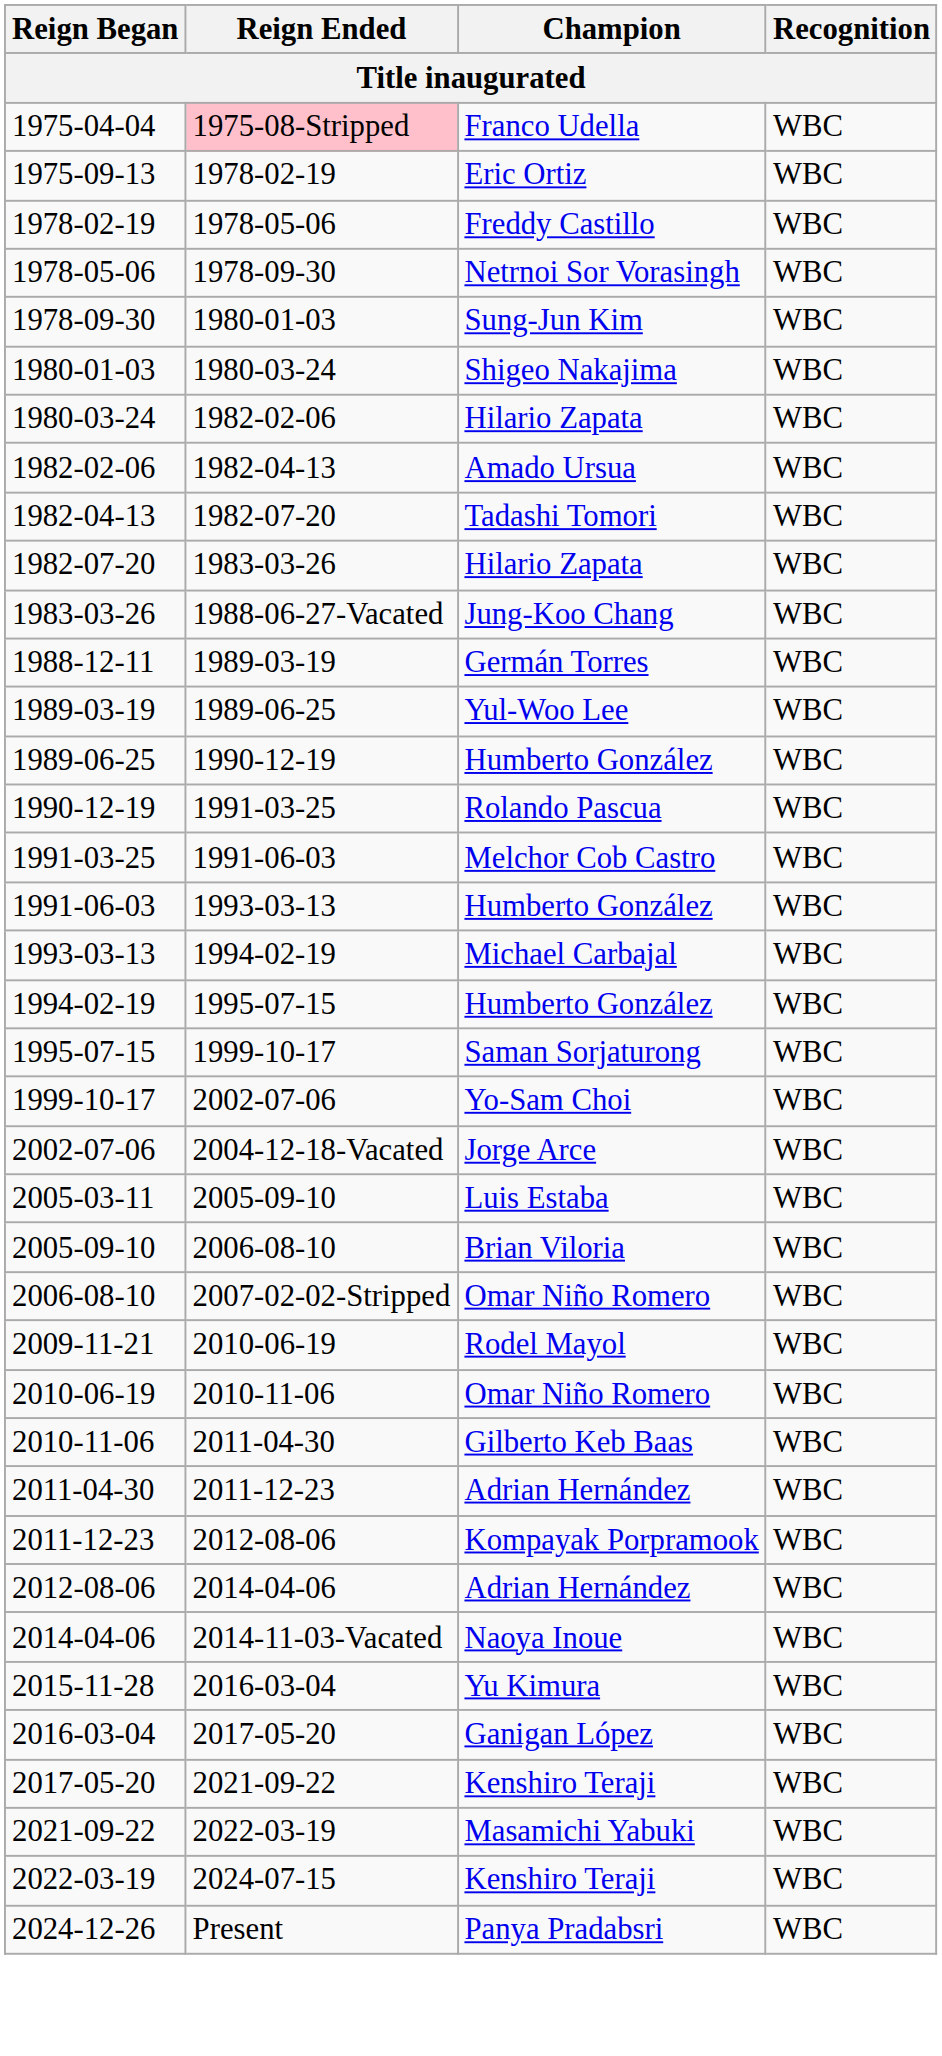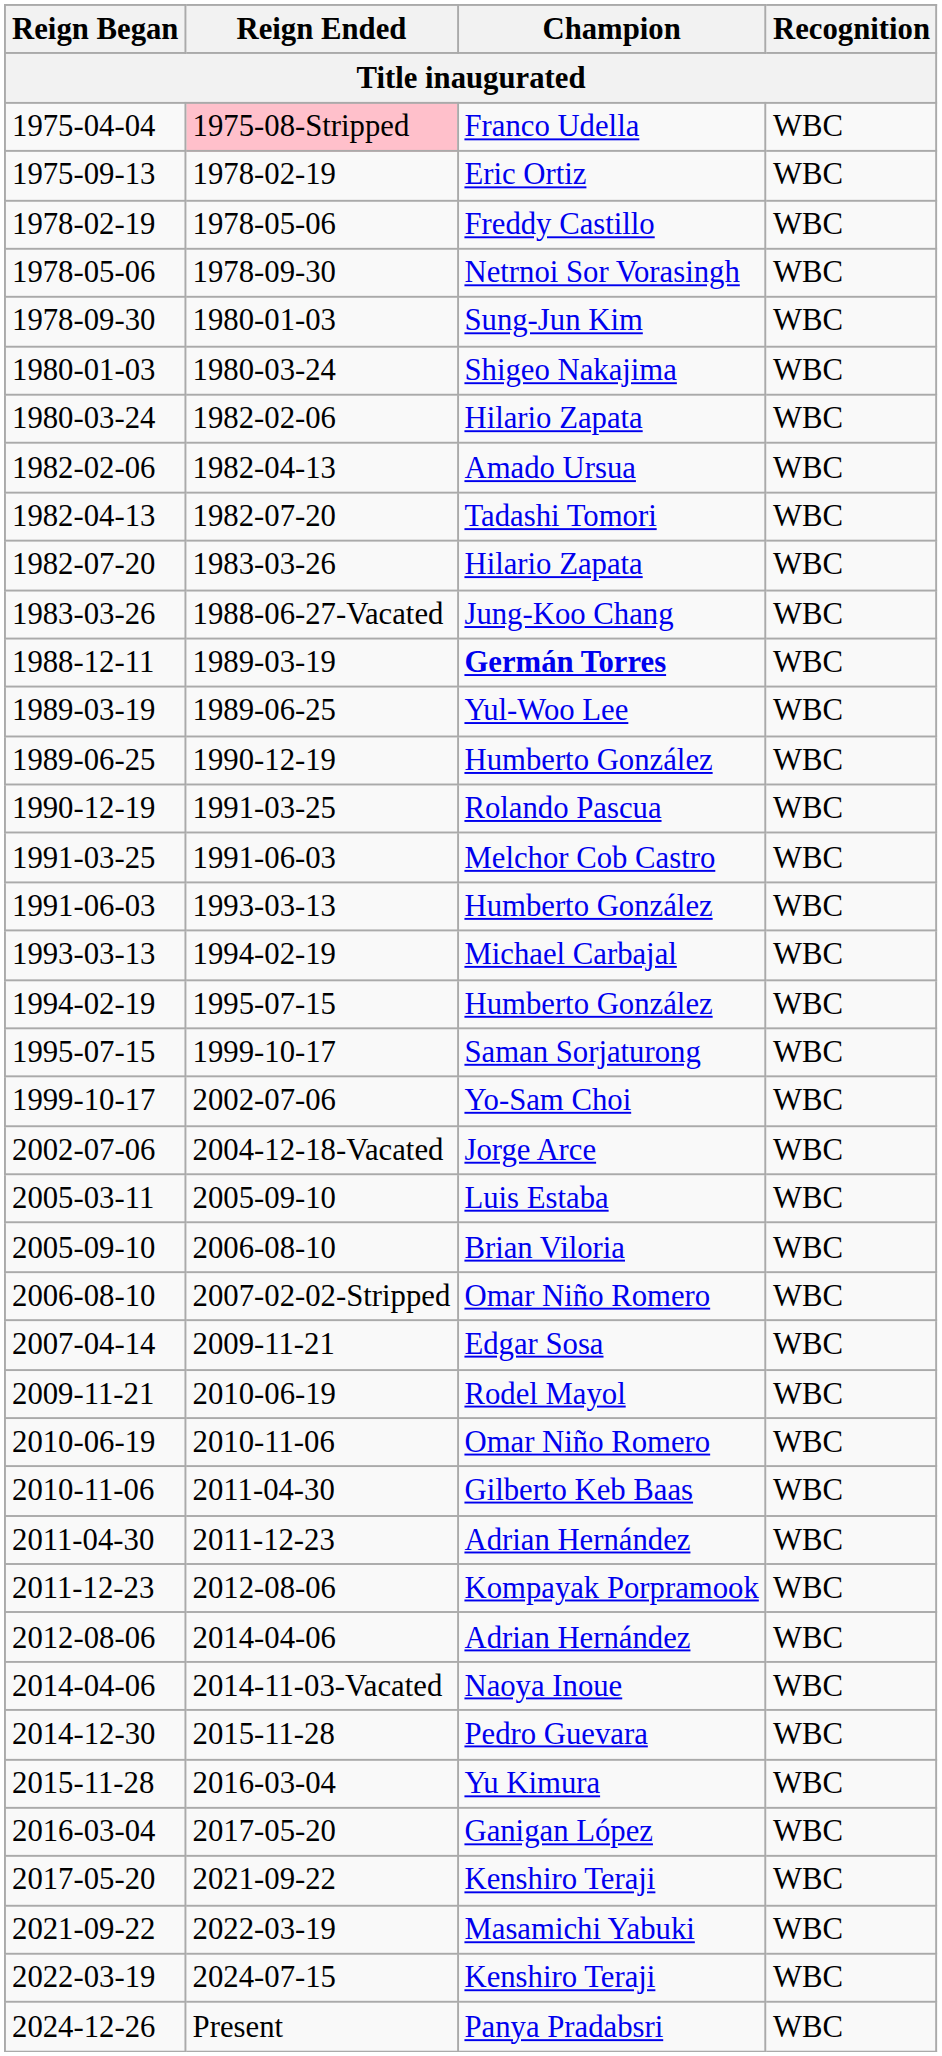(556, 662) normal -> (565, 662) bold
+ row: (84, 1344)
+ row: (84, 1734)
